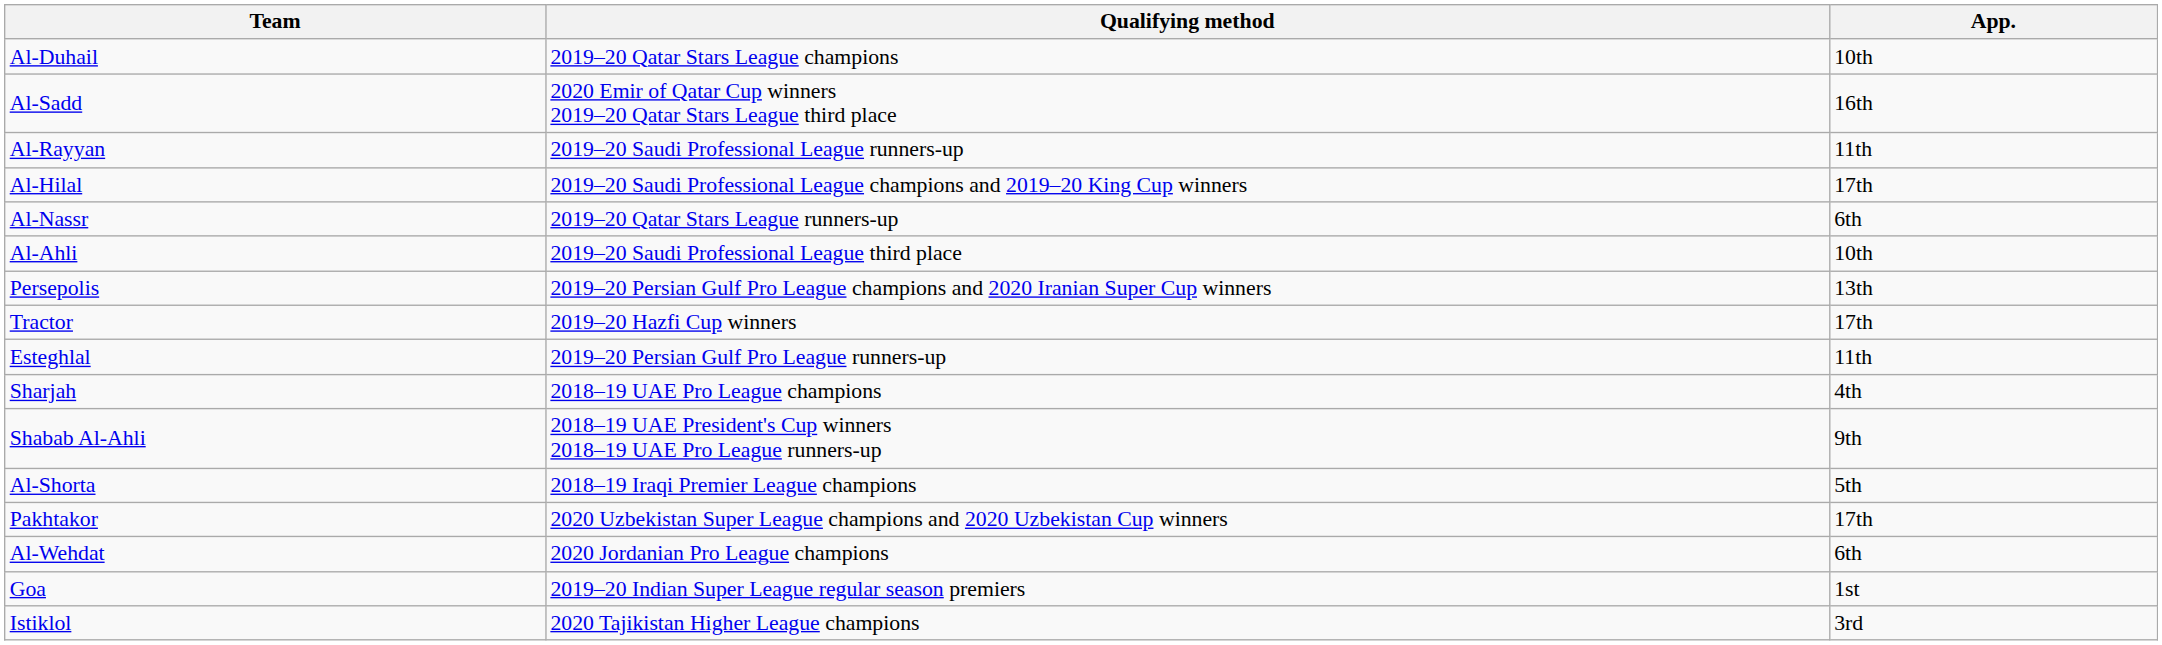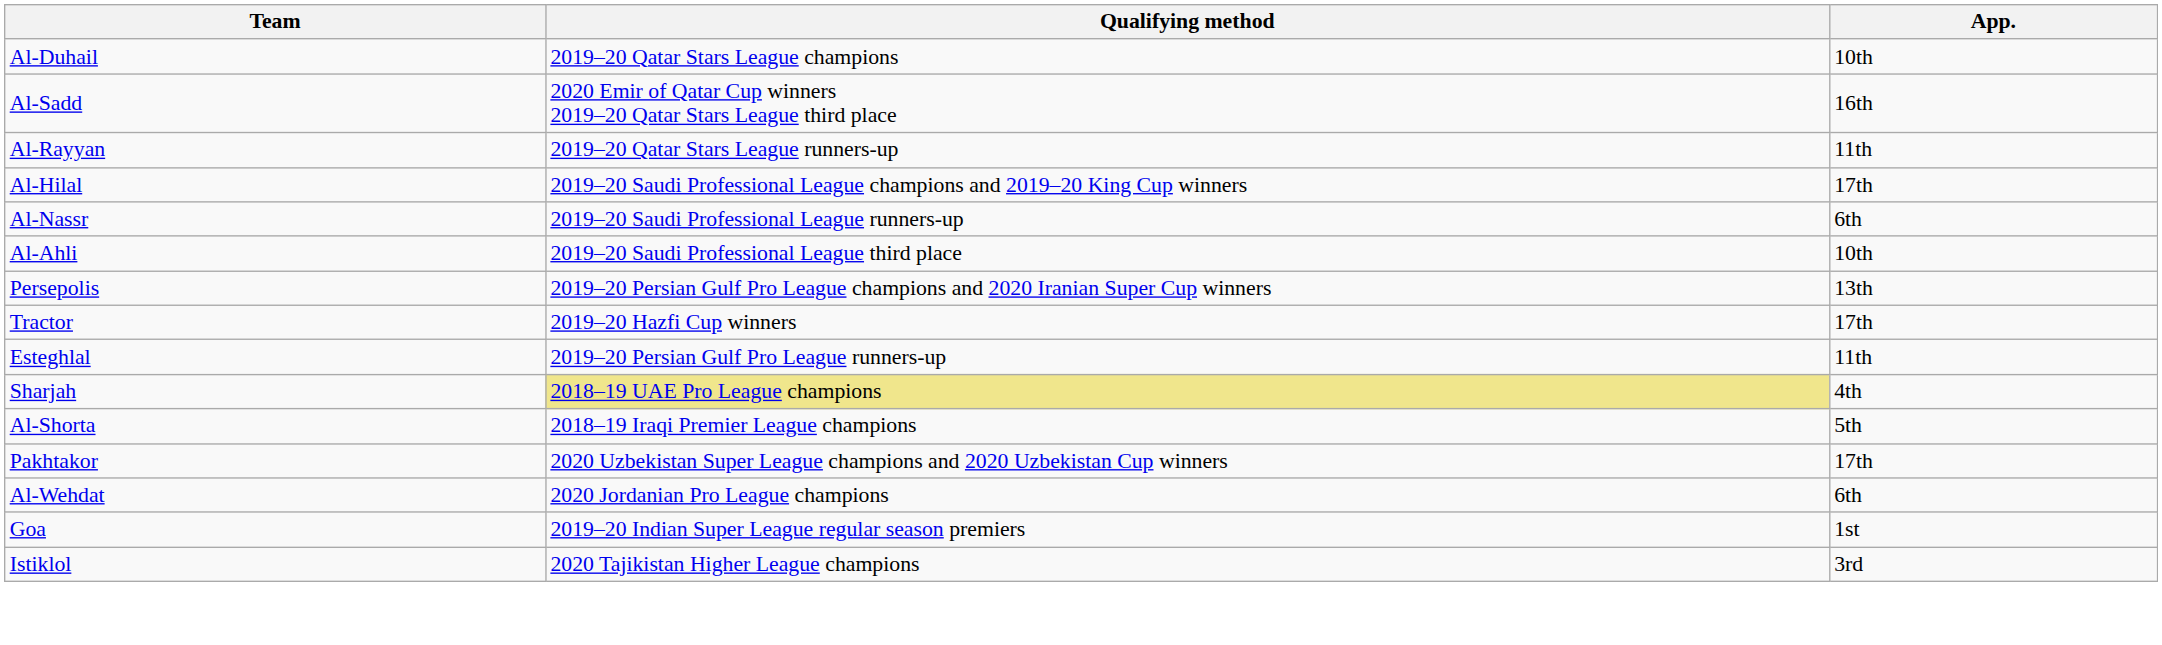(757, 149) 2019–20 Saudi Professional League runners-up -> (724, 149) 2019–20 Qatar Stars League runners-up
(724, 218) 2019–20 Qatar Stars League runners-up -> (757, 218) 2019–20 Saudi Professional League runners-up
(716, 391) no background -> (716, 391) khaki background
- row: (78, 438)
